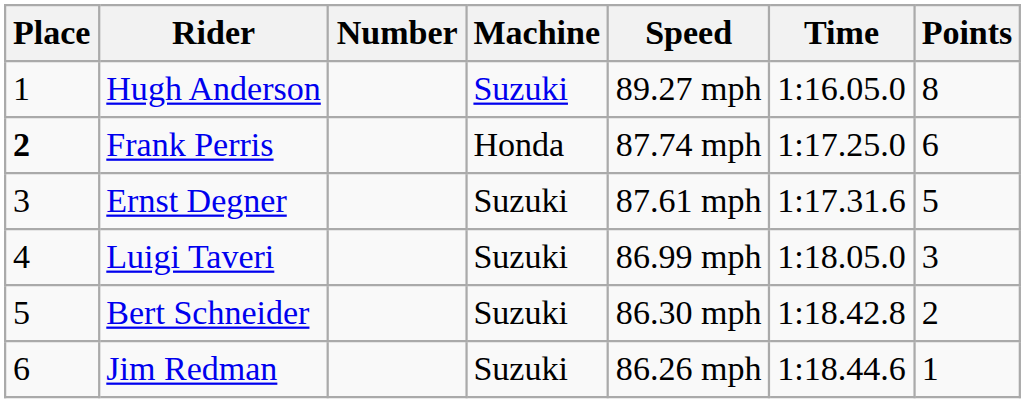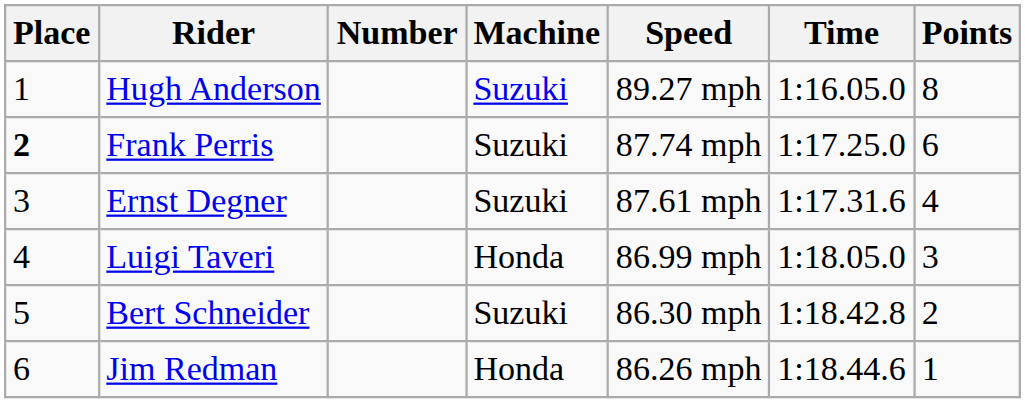(519, 145) Honda -> (521, 145) Suzuki
(930, 201) 5 -> (930, 201) 4
(521, 257) Suzuki -> (519, 257) Honda
(521, 369) Suzuki -> (519, 369) Honda
